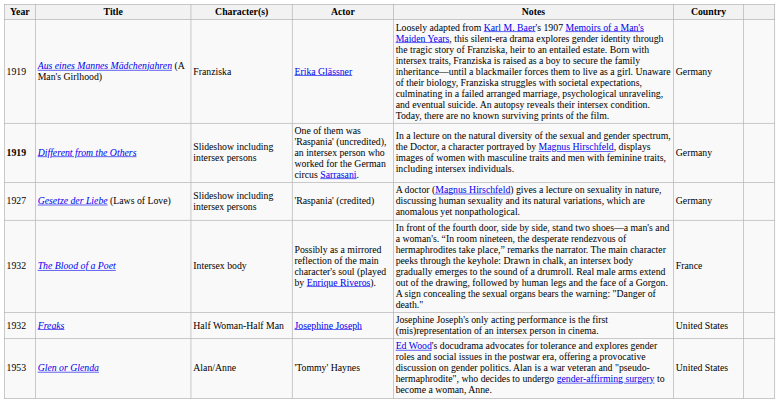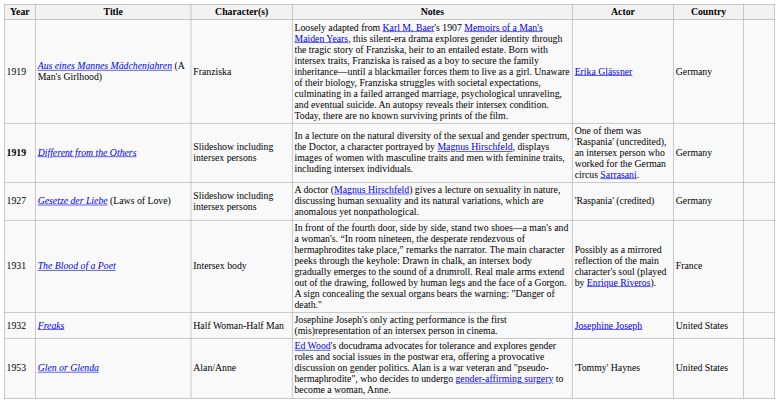columns swapped: (343, 12) <-> (533, 12)
(16, 266) 1932 -> (16, 266) 1931
